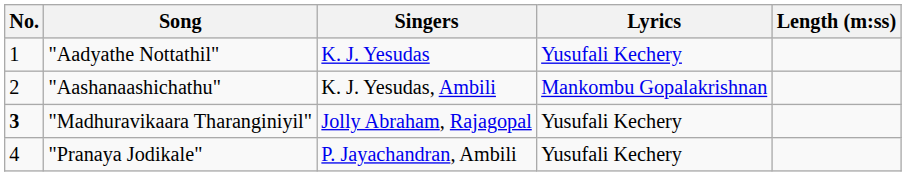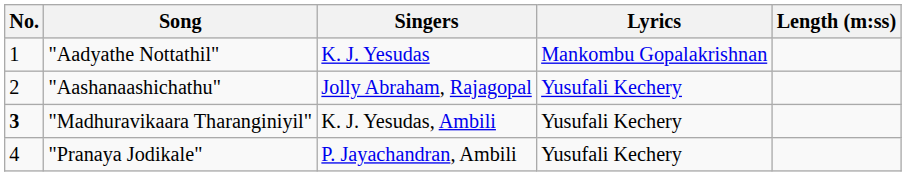(612, 54) Yusufali Kechery -> (654, 54) Mankombu Gopalakrishnan
(409, 88) K. J. Yesudas, Ambili -> (427, 88) Jolly Abraham, Rajagopal
(654, 88) Mankombu Gopalakrishnan -> (612, 88) Yusufali Kechery
(427, 121) Jolly Abraham, Rajagopal -> (409, 121) K. J. Yesudas, Ambili
